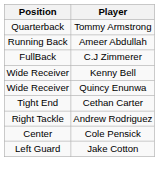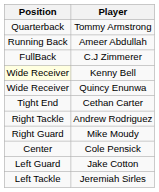(38, 73) no background -> (38, 73) lightyellow background
+ row: (113, 133)
+ row: (113, 179)
